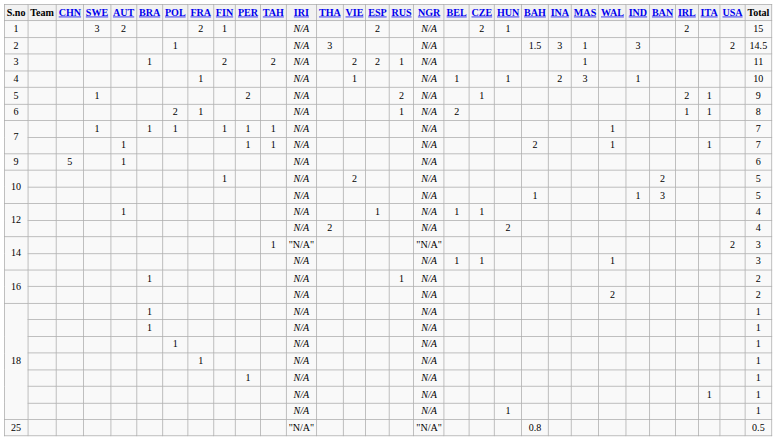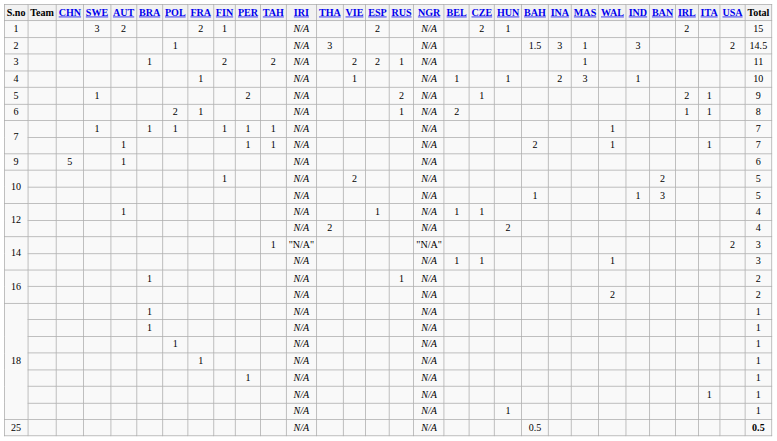(301, 427) "N/A" -> (301, 427) N/A
(429, 427) "N/A" -> (429, 427) N/A
(535, 427) 0.8 -> (535, 427) 0.5
(758, 427) normal -> (758, 427) bold
